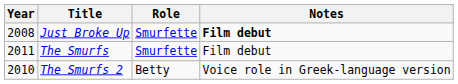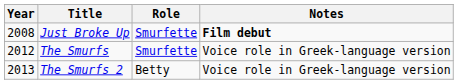(21, 51) 2011 -> (21, 51) 2012
(237, 51) Film debut -> (327, 51) Voice role in Greek-language version
(21, 70) 2010 -> (21, 70) 2013
